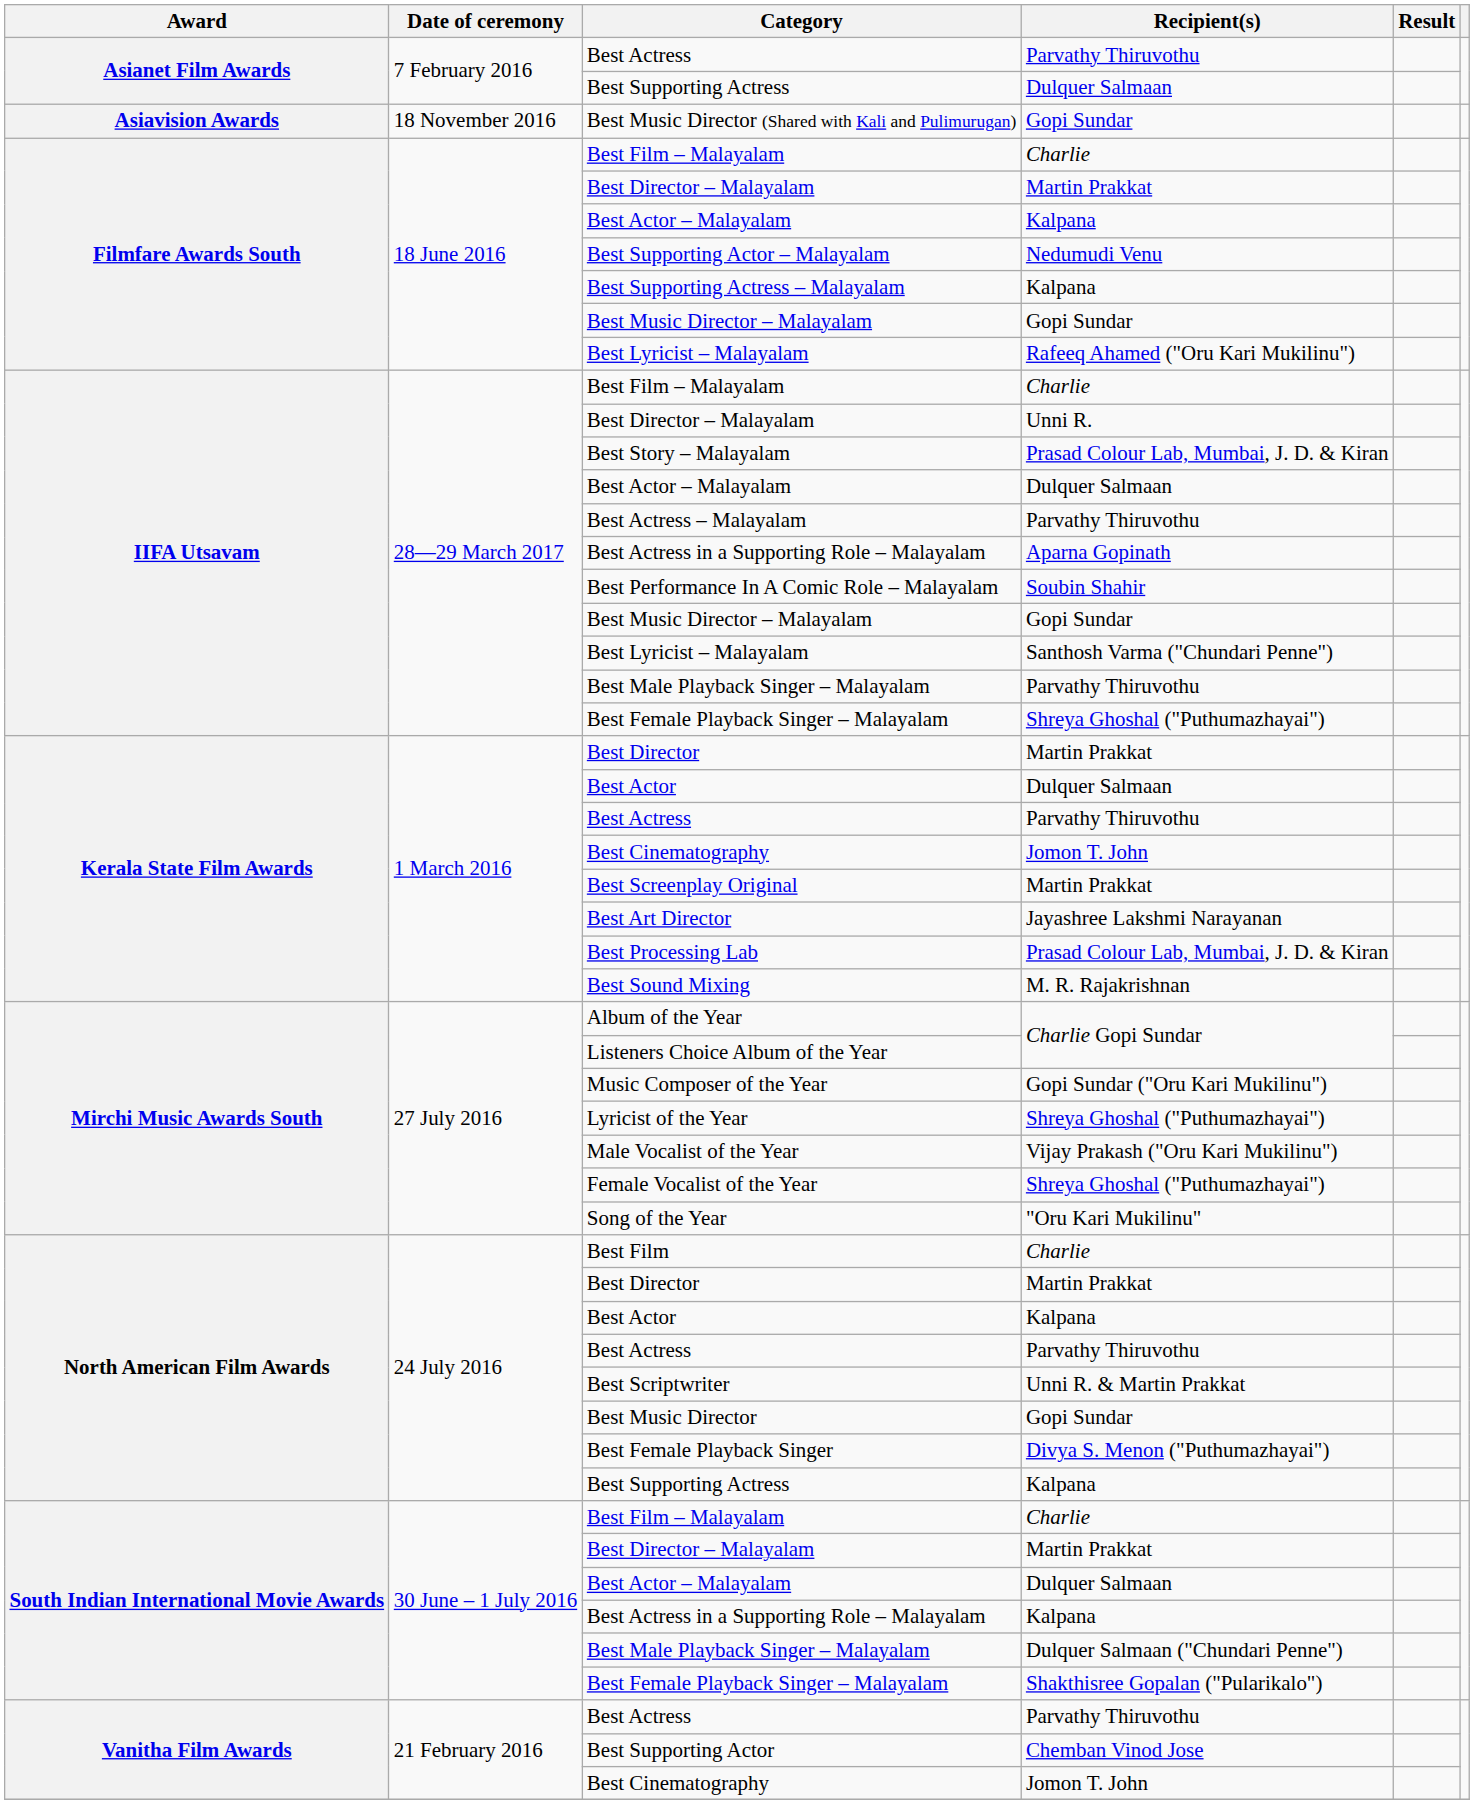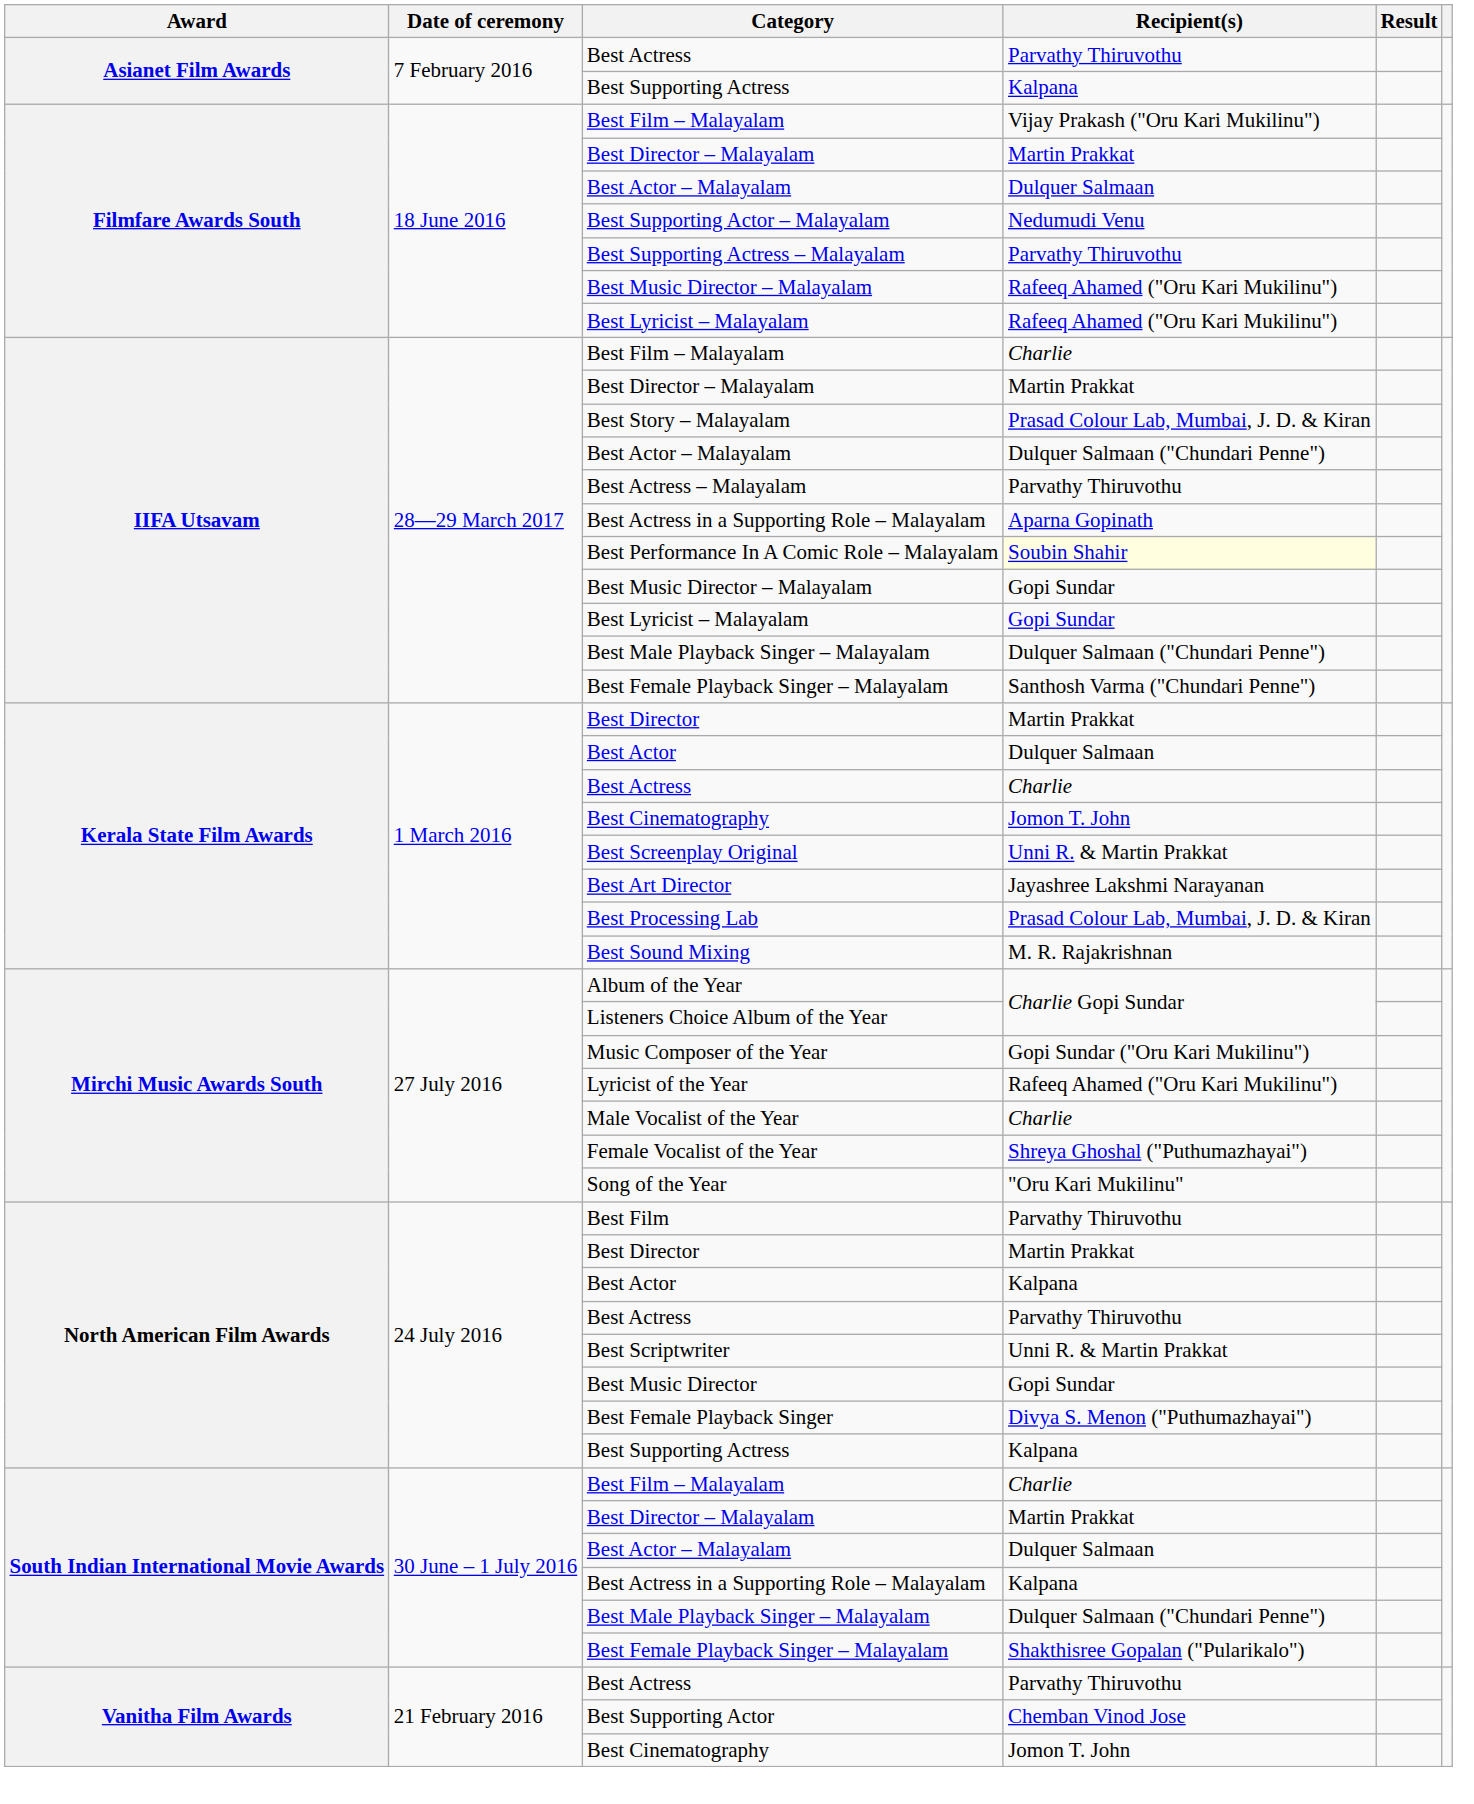(1099, 87) Dulquer Salmaan -> (1043, 87) Kalpana
- row: (197, 120)
(1058, 154) Charlie -> (1164, 120) Vijay Prakash ("Oru Kari Mukilinu")
(1061, 220) Kalpana -> (1081, 187) Dulquer Salmaan
(1061, 287) Kalpana -> (1095, 253) Parvathy Thiruvothu
(1079, 320) Gopi Sundar -> (1173, 287) Rafeeq Ahamed ("Oru Kari Mukilinu")
(1059, 420) Unni R. -> (1071, 386) Martin Prakkat
(1099, 486) Dulquer Salmaan -> (1166, 453) Dulquer Salmaan ("Chundari Penne")
(1086, 586) no background -> (1068, 552) lightyellow background
(1179, 652) Santhosh Varma ("Chundari Penne") -> (1061, 619) Gopi Sundar
(1113, 685) Parvathy Thiruvothu -> (1166, 652) Dulquer Salmaan ("Chundari Penne")
(1175, 719) Shreya Ghoshal ("Puthumazhayai") -> (1162, 685) Santhosh Varma ("Chundari Penne")
(1113, 818) Parvathy Thiruvothu -> (1040, 785) Charlie
(1089, 885) Martin Prakkat -> (1118, 852) Unni R. & Martin Prakkat
(1175, 1118) Shreya Ghoshal ("Puthumazhayai") -> (1173, 1084) Rafeeq Ahamed ("Oru Kari Mukilinu")
(1182, 1151) Vijay Prakash ("Oru Kari Mukilinu") -> (1040, 1118) Charlie
(1058, 1251) Charlie -> (1095, 1217) Parvathy Thiruvothu
